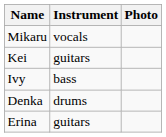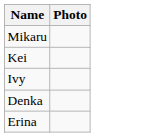- column: (86, 15)
